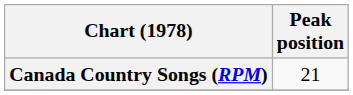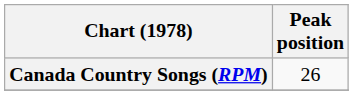(310, 74) 21 -> (310, 74) 26
